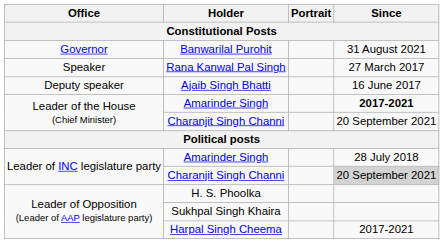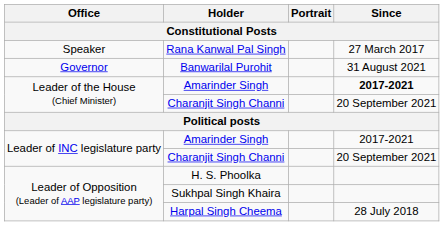rows swapped: (84, 49) <-> (84, 67)
- row: (84, 85)
(386, 157) 28 July 2018 -> (386, 139) 2017-2021
(386, 175) lightgrey background -> (386, 157) no background
(386, 229) 2017-2021 -> (386, 211) 28 July 2018
